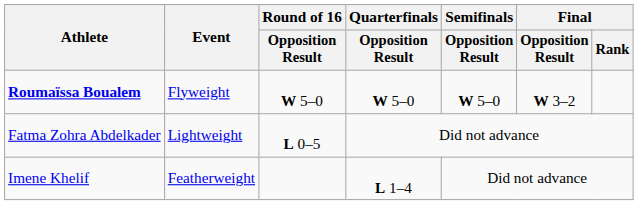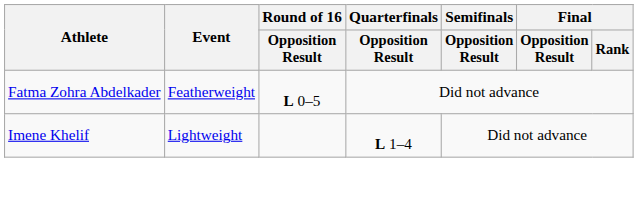- row: (74, 92)
(205, 135) Lightweight -> (211, 92) Featherweight
(211, 178) Featherweight -> (205, 135) Lightweight
